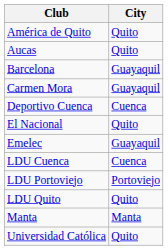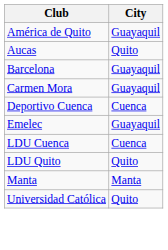(125, 32) Quito -> (136, 32) Guayaquil
- row: (35, 124)
- row: (45, 180)
